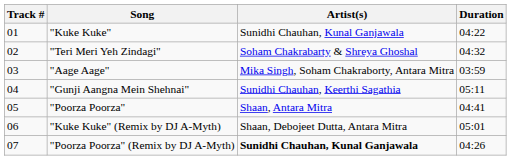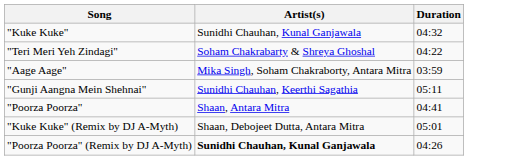- column: (26, 14)
(472, 32) 04:22 -> (430, 32) 04:32
(472, 51) 04:32 -> (430, 51) 04:22
